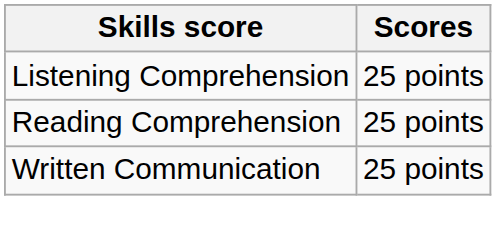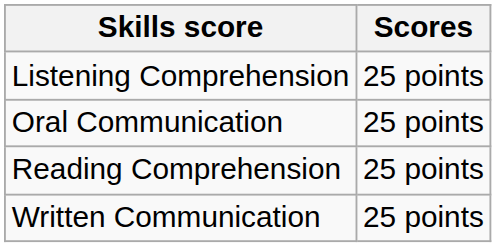+ row: (147, 122)
